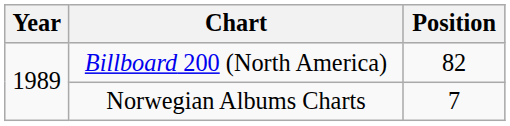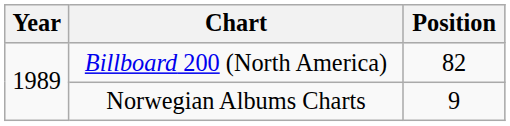(454, 100) 7 -> (454, 100) 9
